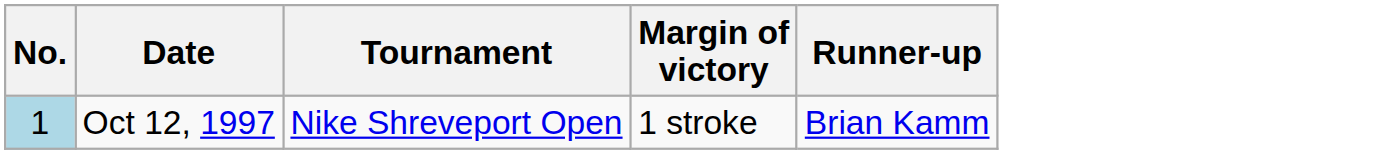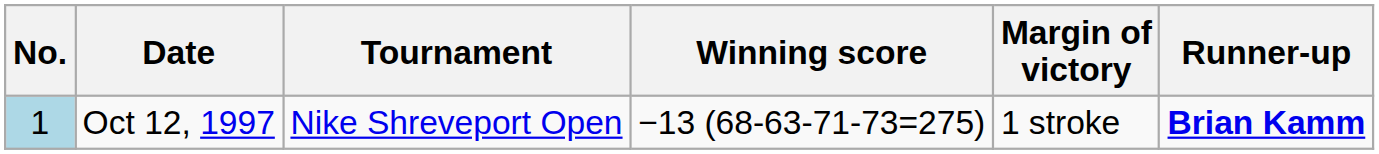+ column: (812, 51)
(897, 123) normal -> (1266, 123) bold
